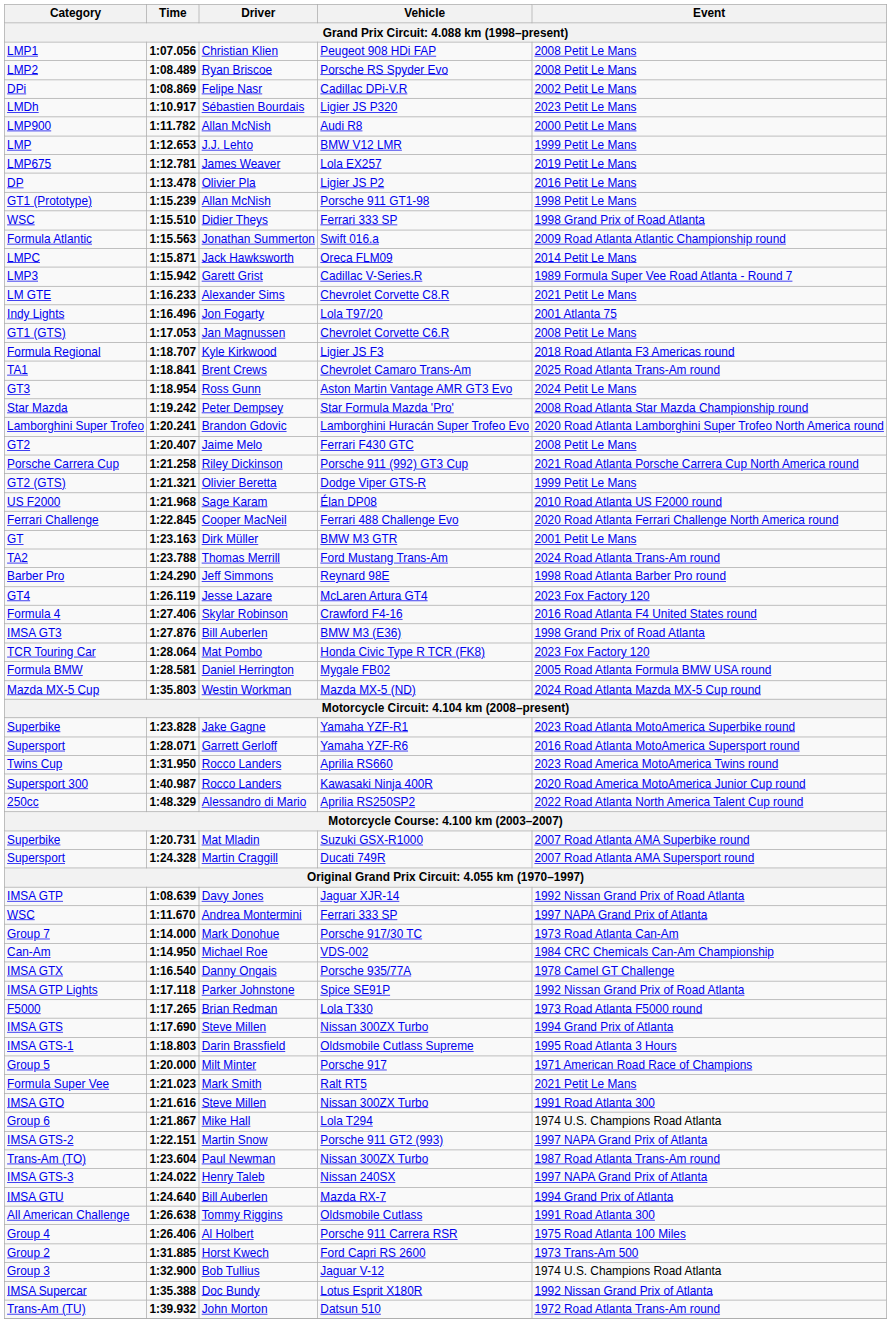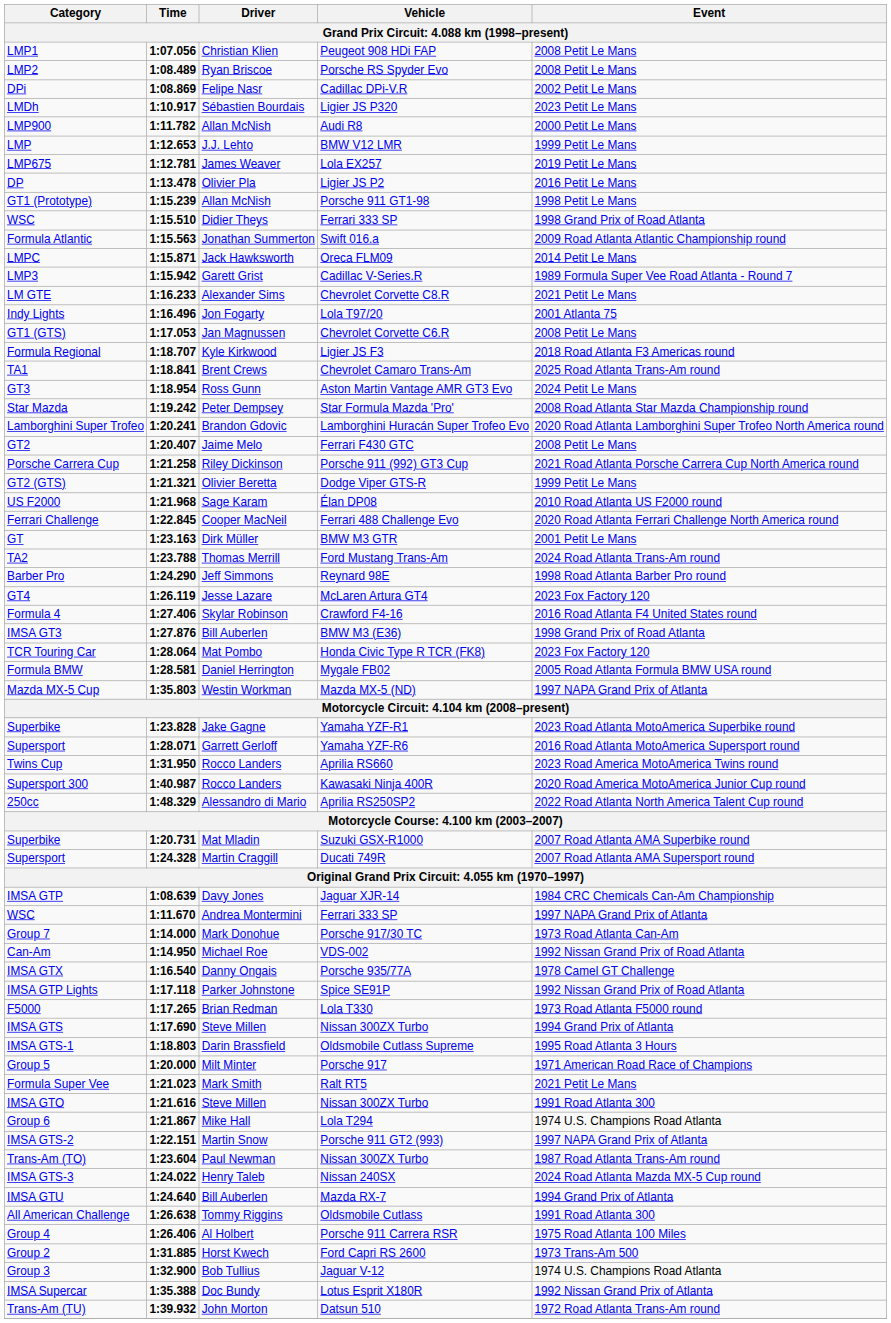(648, 689) 2024 Road Atlanta Mazda MX-5 Cup round -> (621, 689) 1997 NAPA Grand Prix of Atlanta
(639, 896) 1992 Nissan Grand Prix of Road Atlanta -> (654, 896) 1984 CRC Chemicals Can-Am Championship
(654, 952) 1984 CRC Chemicals Can-Am Championship -> (639, 952) 1992 Nissan Grand Prix of Road Atlanta
(621, 1178) 1997 NAPA Grand Prix of Atlanta -> (648, 1178) 2024 Road Atlanta Mazda MX-5 Cup round
